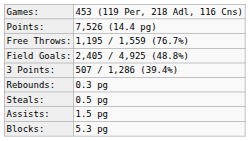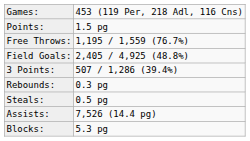(116, 26) 7,526 (14.4 pg) -> (92, 26) 1.5 pg
(92, 114) 1.5 pg -> (116, 114) 7,526 (14.4 pg)
